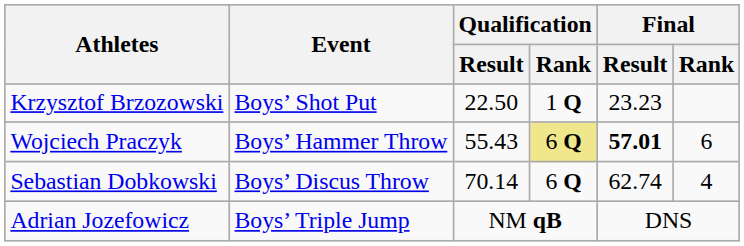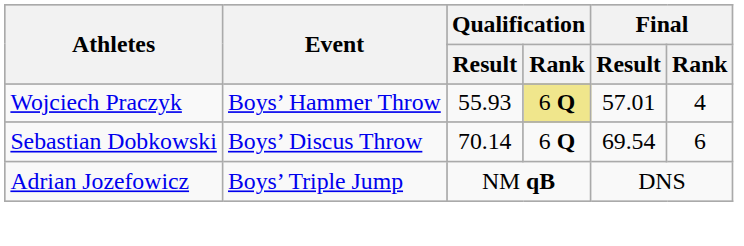- row: (117, 102)
(491, 142) 55.43 -> (485, 102) 55.93
(635, 142) bold -> (629, 102) normal
(706, 142) 6 -> (700, 102) 4
(635, 181) 62.74 -> (629, 142) 69.54
(706, 181) 4 -> (700, 142) 6
